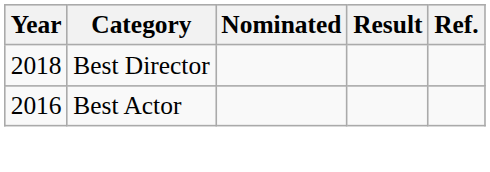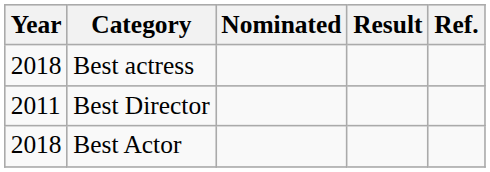+ row: (134, 65)
(36, 65) 2018 -> (36, 105) 2011
(36, 105) 2016 -> (36, 145) 2018
